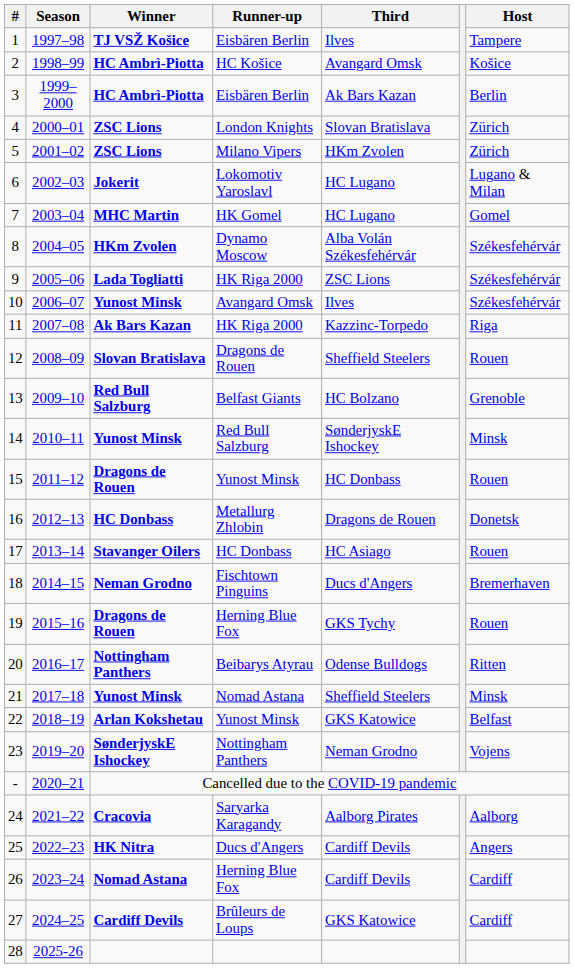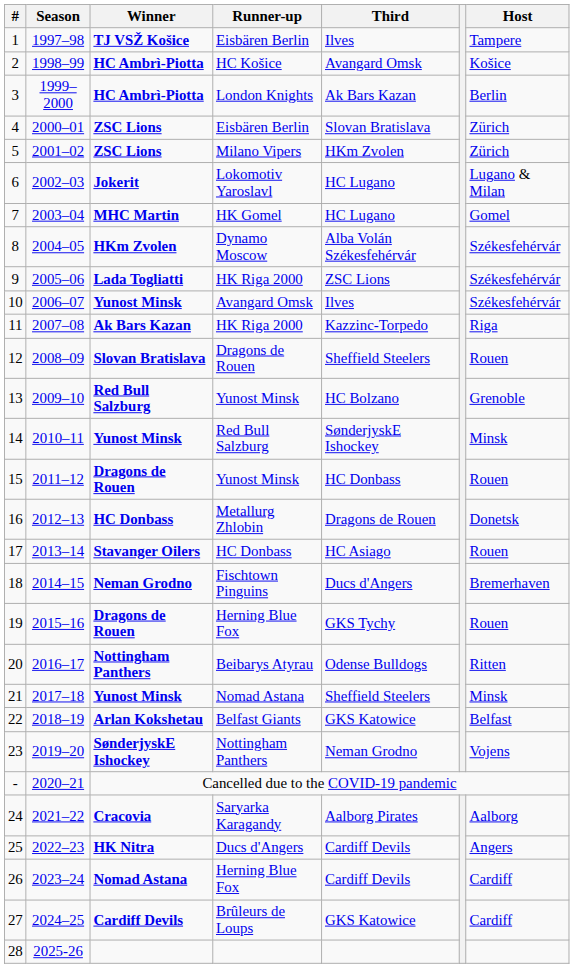(262, 95) Eisbären Berlin -> (265, 95) London Knights
(265, 127) London Knights -> (262, 127) Eisbären Berlin
(258, 398) Belfast Giants -> (258, 398) Yunost Minsk
(258, 719) Yunost Minsk -> (258, 719) Belfast Giants
